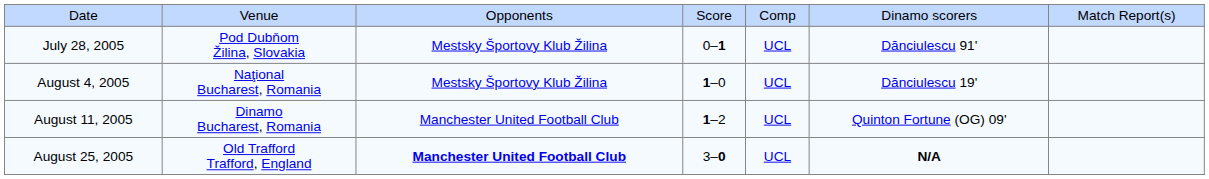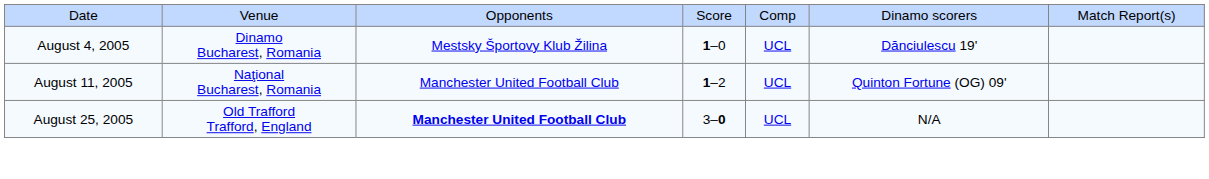- row: (83, 45)
(259, 82) Naţional Bucharest, Romania -> (259, 45) Dinamo Bucharest, Romania
(259, 119) Dinamo Bucharest, Romania -> (259, 82) Naţional Bucharest, Romania
(929, 156) bold -> (929, 119) normal
